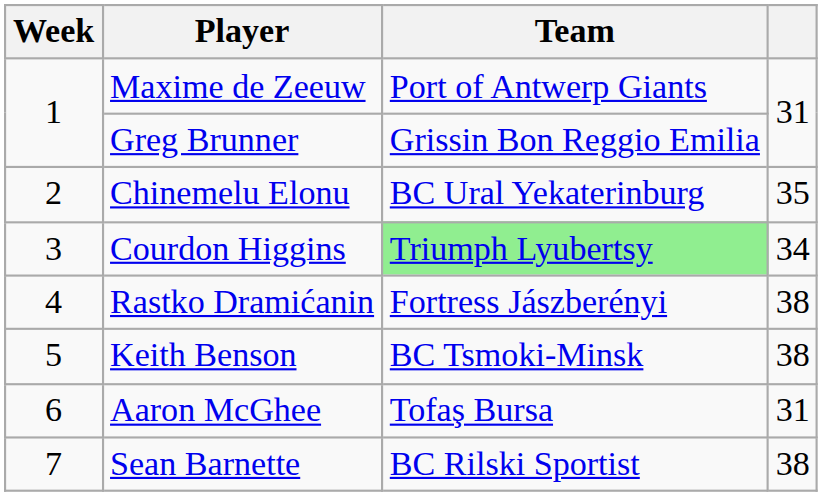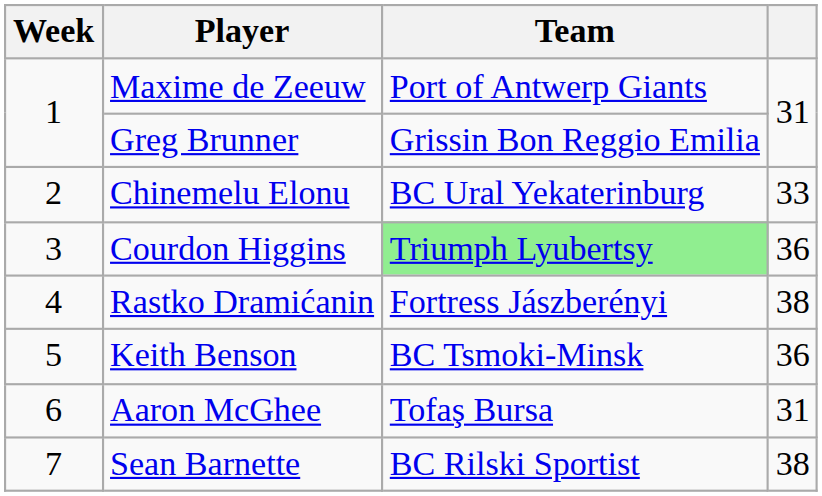(793, 193) 35 -> (793, 193) 33
(793, 247) 34 -> (793, 247) 36
(793, 355) 38 -> (793, 355) 36
